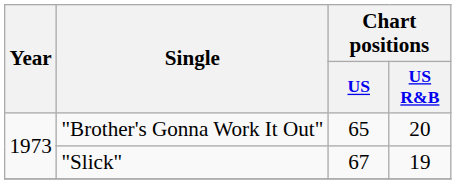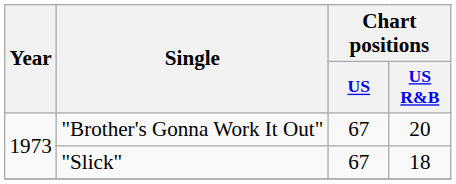(359, 129) 65 -> (359, 129) 67
(420, 162) 19 -> (420, 162) 18
